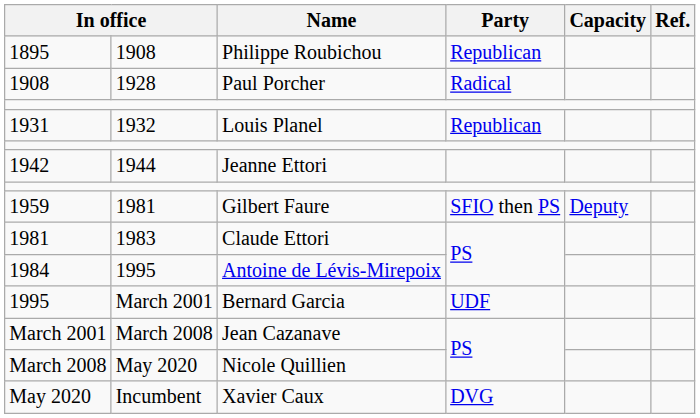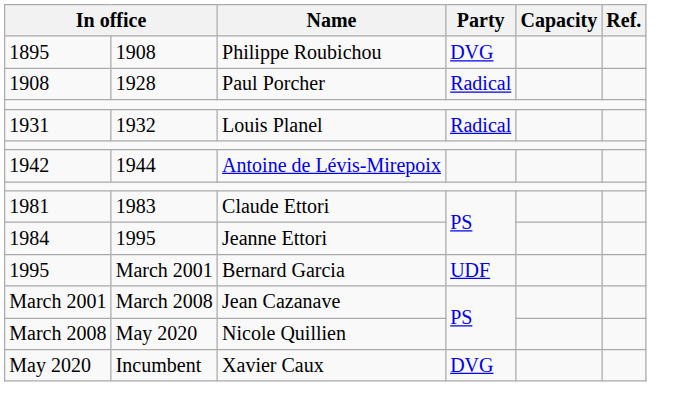(496, 52) Republican -> (472, 52) DVG
(496, 124) Republican -> (481, 124) Radical
(275, 165) Jeanne Ettori -> (332, 165) Antoine de Lévis-Mirepoix
- row: (29, 206)
(332, 270) Antoine de Lévis-Mirepoix -> (275, 238) Jeanne Ettori
